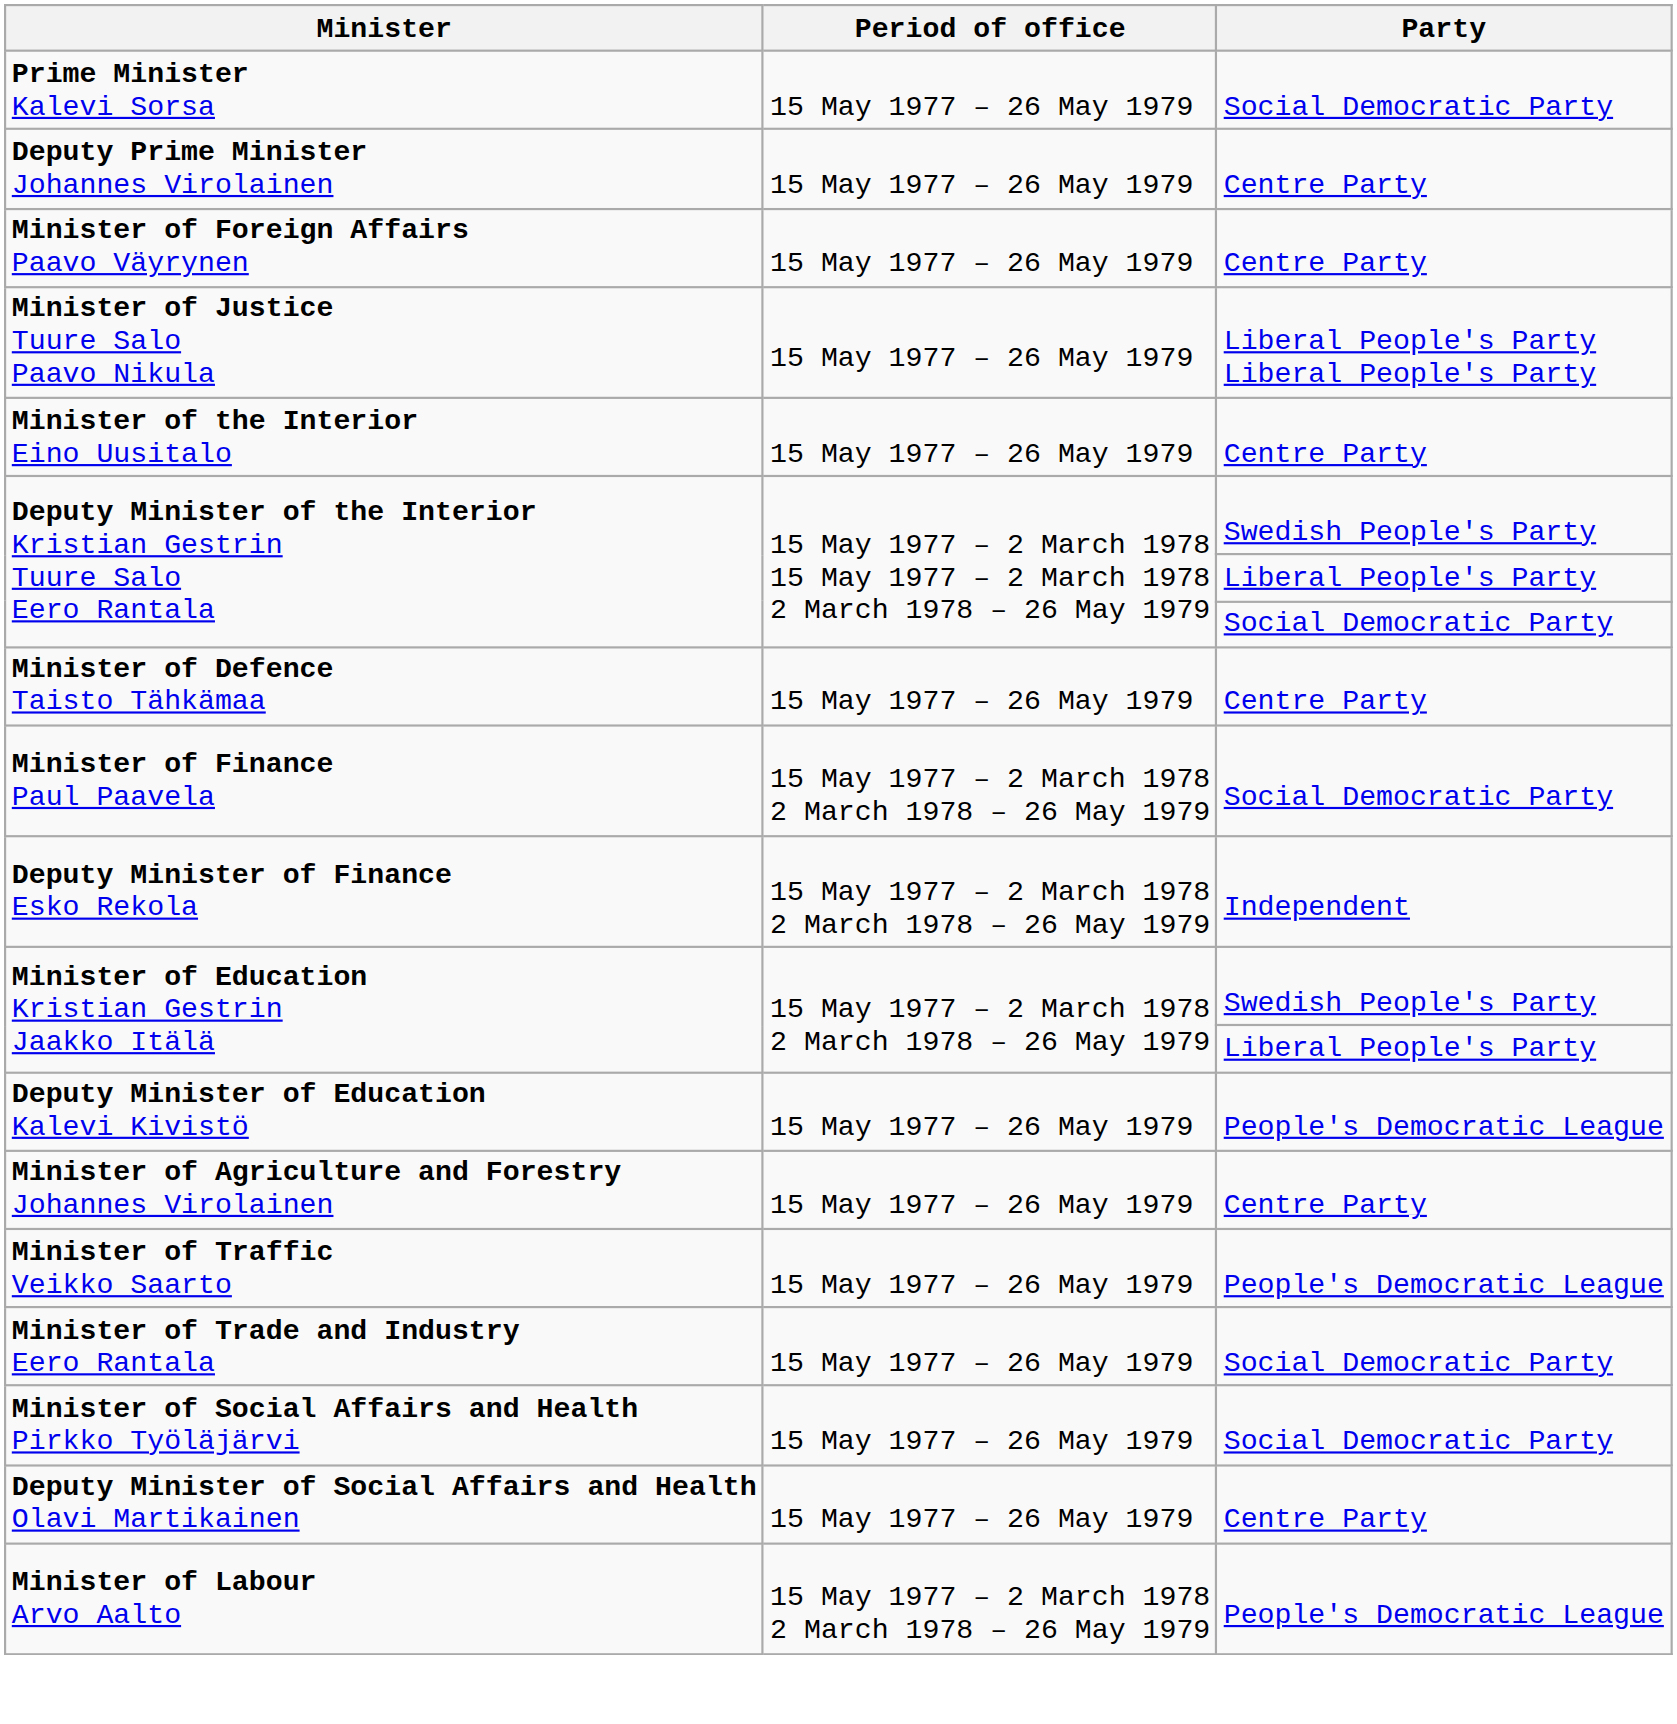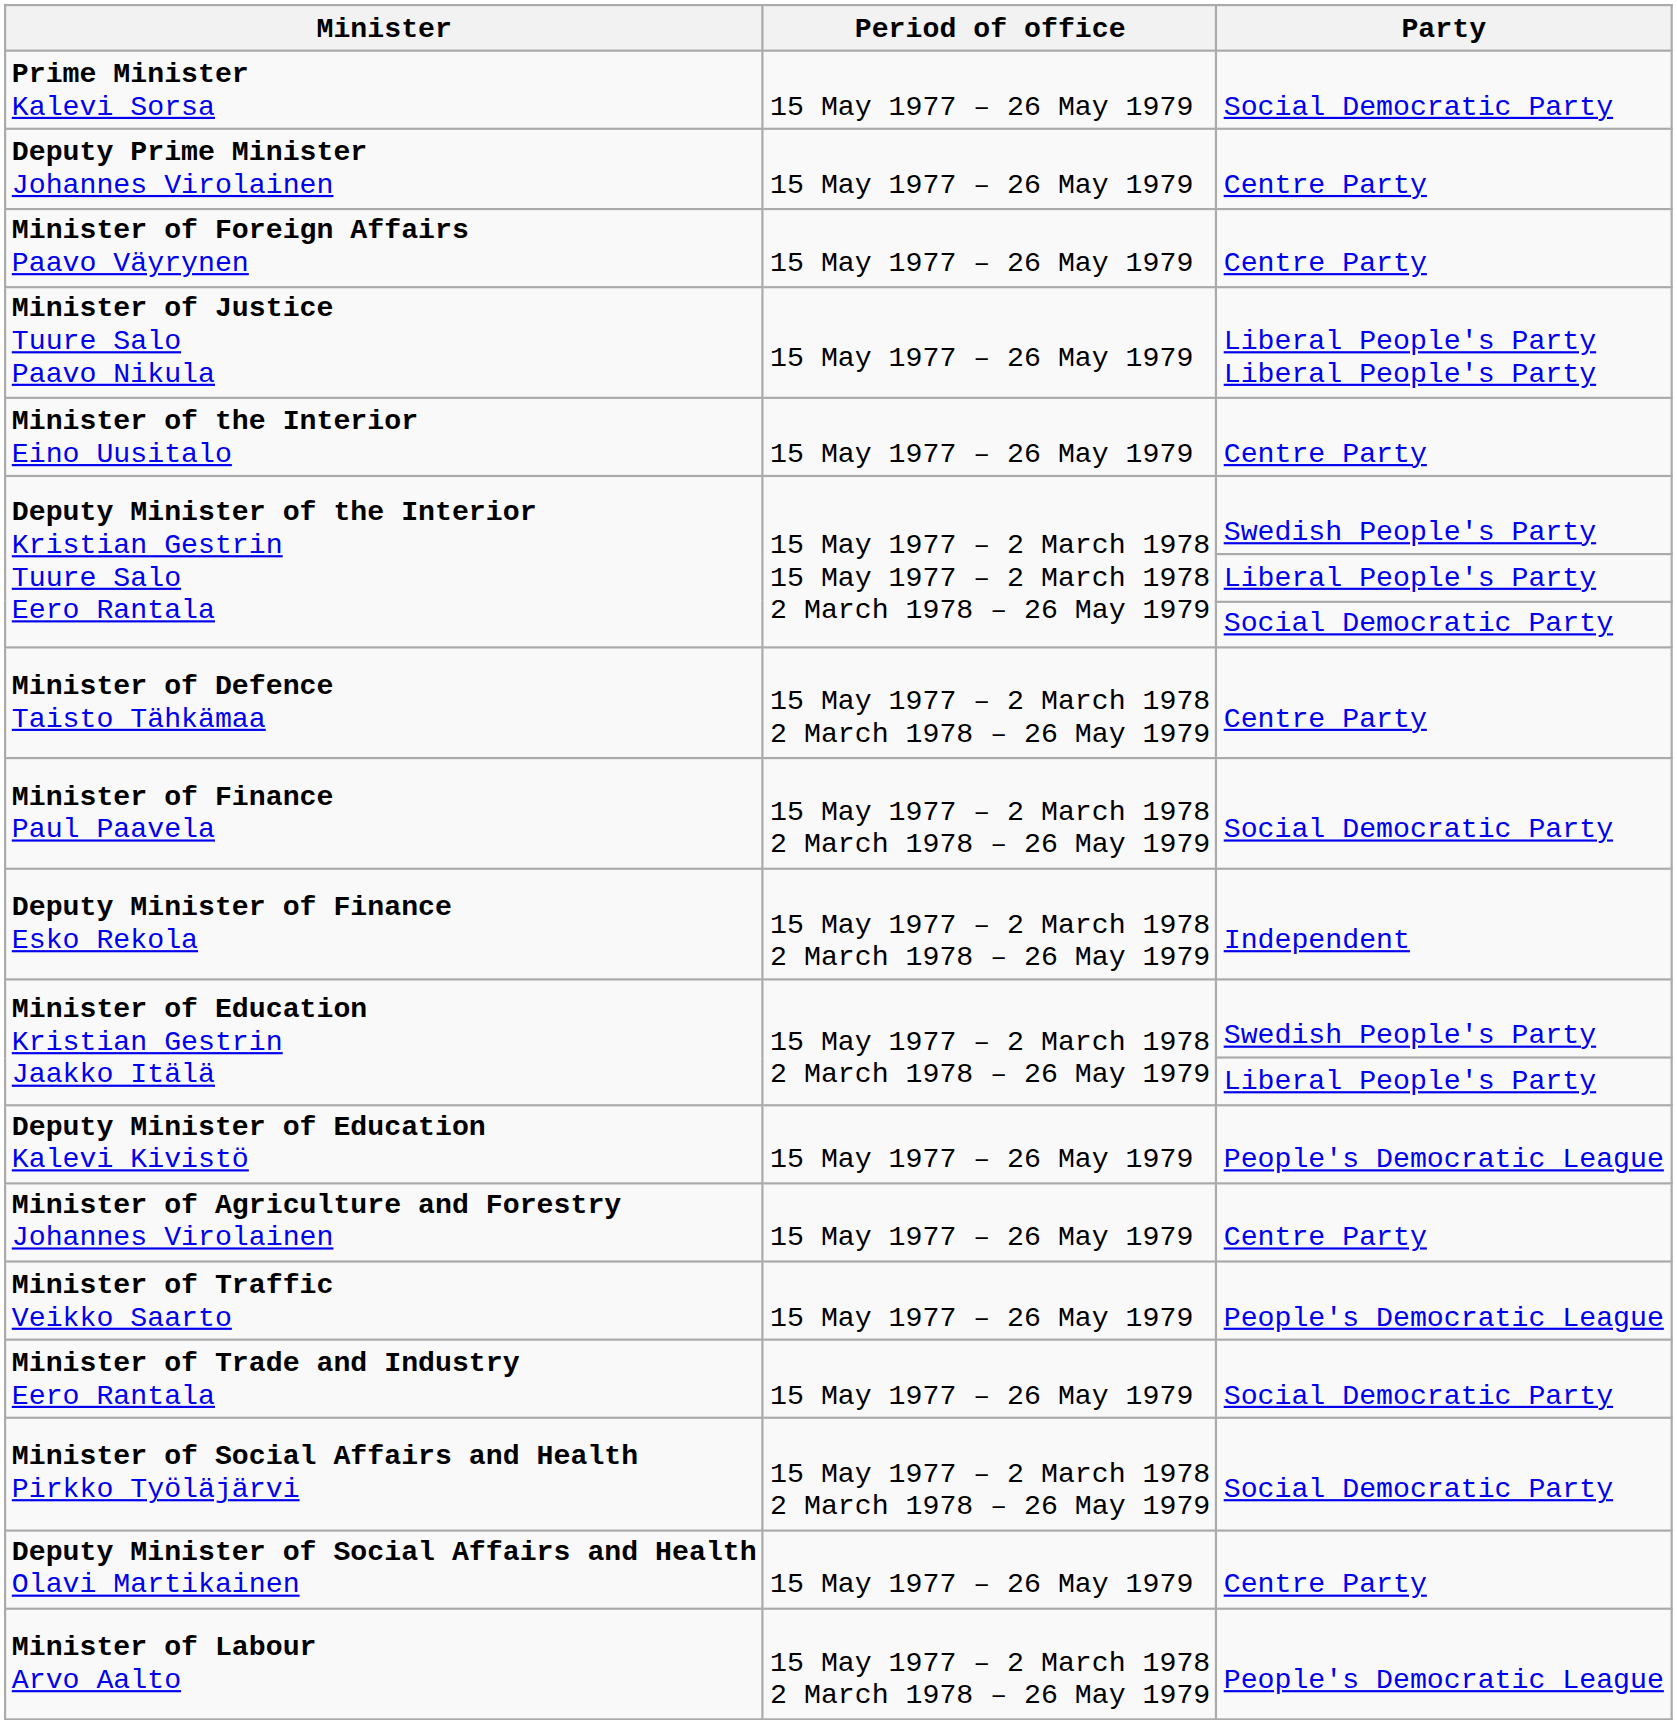(982, 702) 15 May 1977 – 26 May 1979 -> (990, 719) 15 May 1977 – 2 March 1978 2 March 1978 – 26 May 1979
(982, 1442) 15 May 1977 – 26 May 1979 -> (990, 1490) 15 May 1977 – 2 March 1978 2 March 1978 – 26 May 1979
